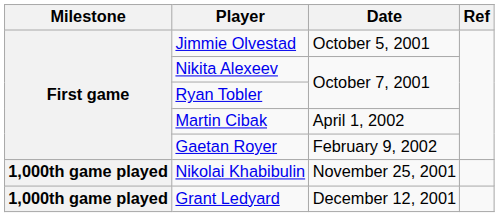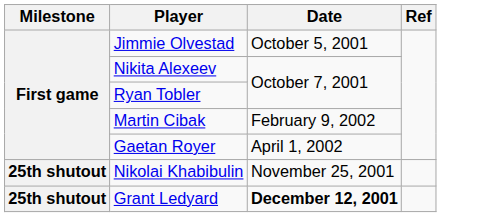(359, 120) April 1, 2002 -> (313, 120) February 9, 2002
(375, 146) February 9, 2002 -> (297, 146) April 1, 2002
(88, 172) 1,000th game played -> (57, 172) 25th shutout
(88, 198) 1,000th game played -> (57, 198) 25th shutout
(384, 198) normal -> (324, 198) bold
